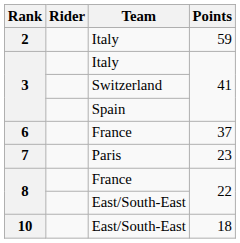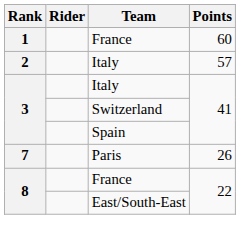+ row: (25, 39)
(224, 39) 59 -> (224, 62) 57
- row: (25, 132)
(224, 156) 23 -> (224, 156) 26
- row: (25, 226)
